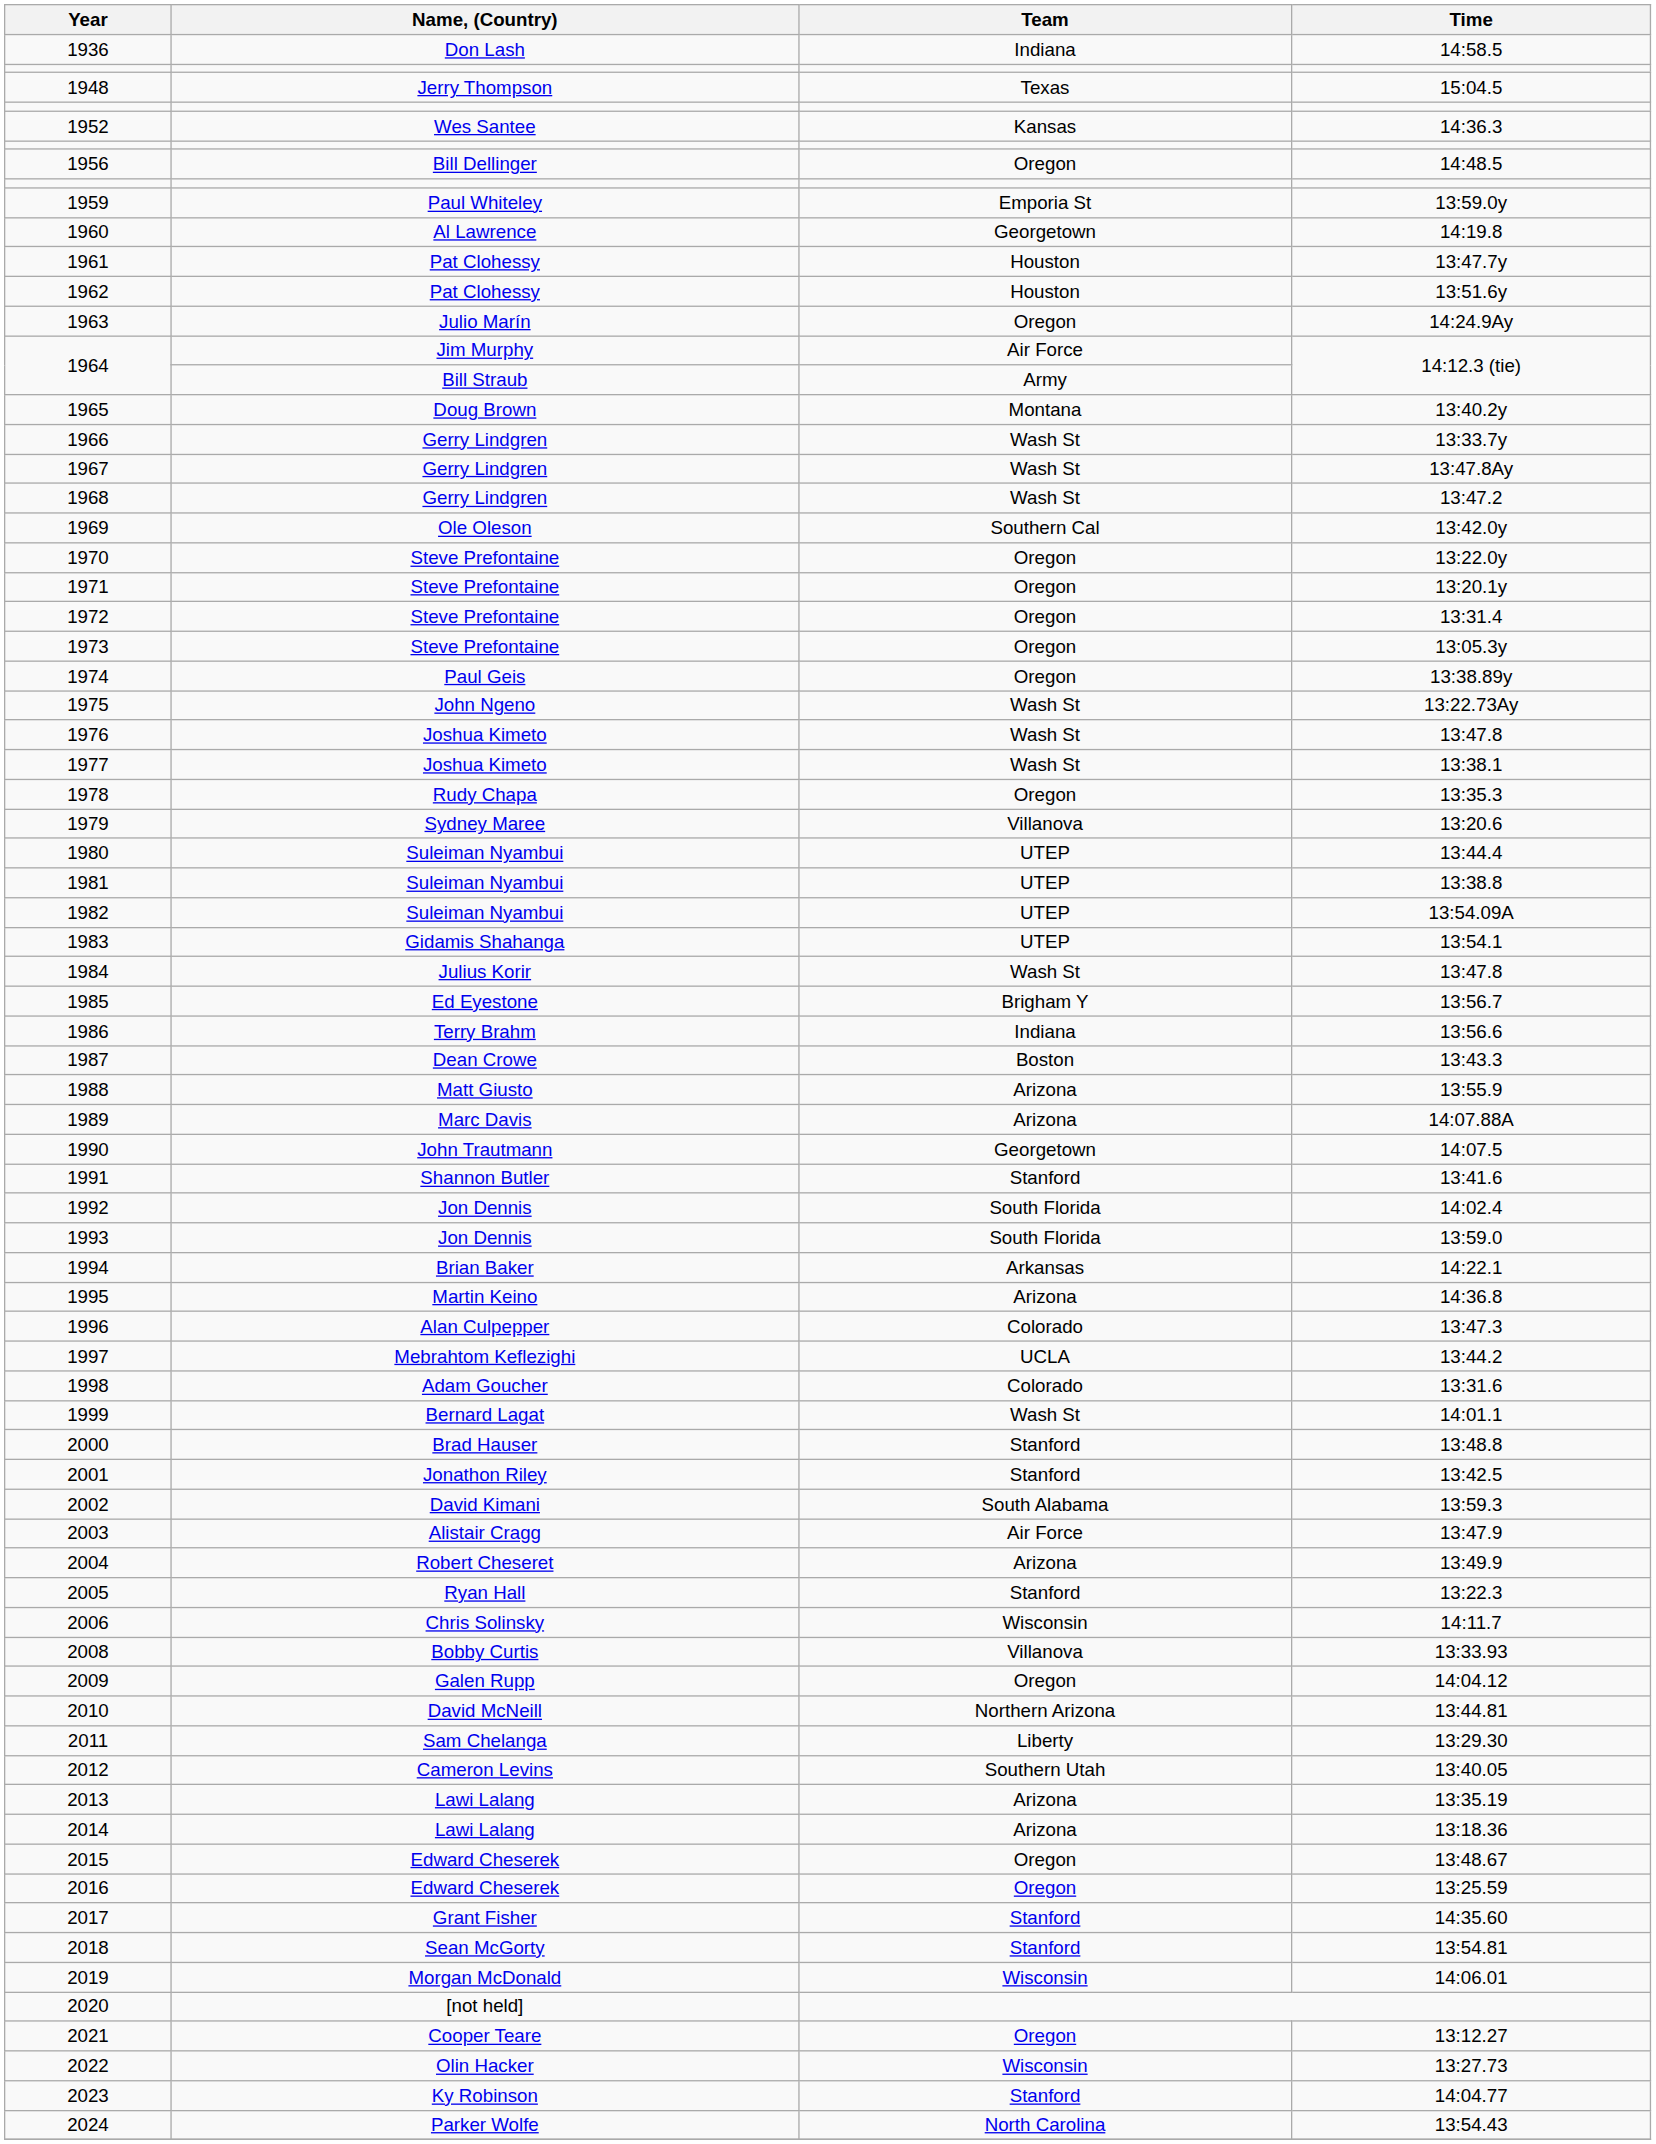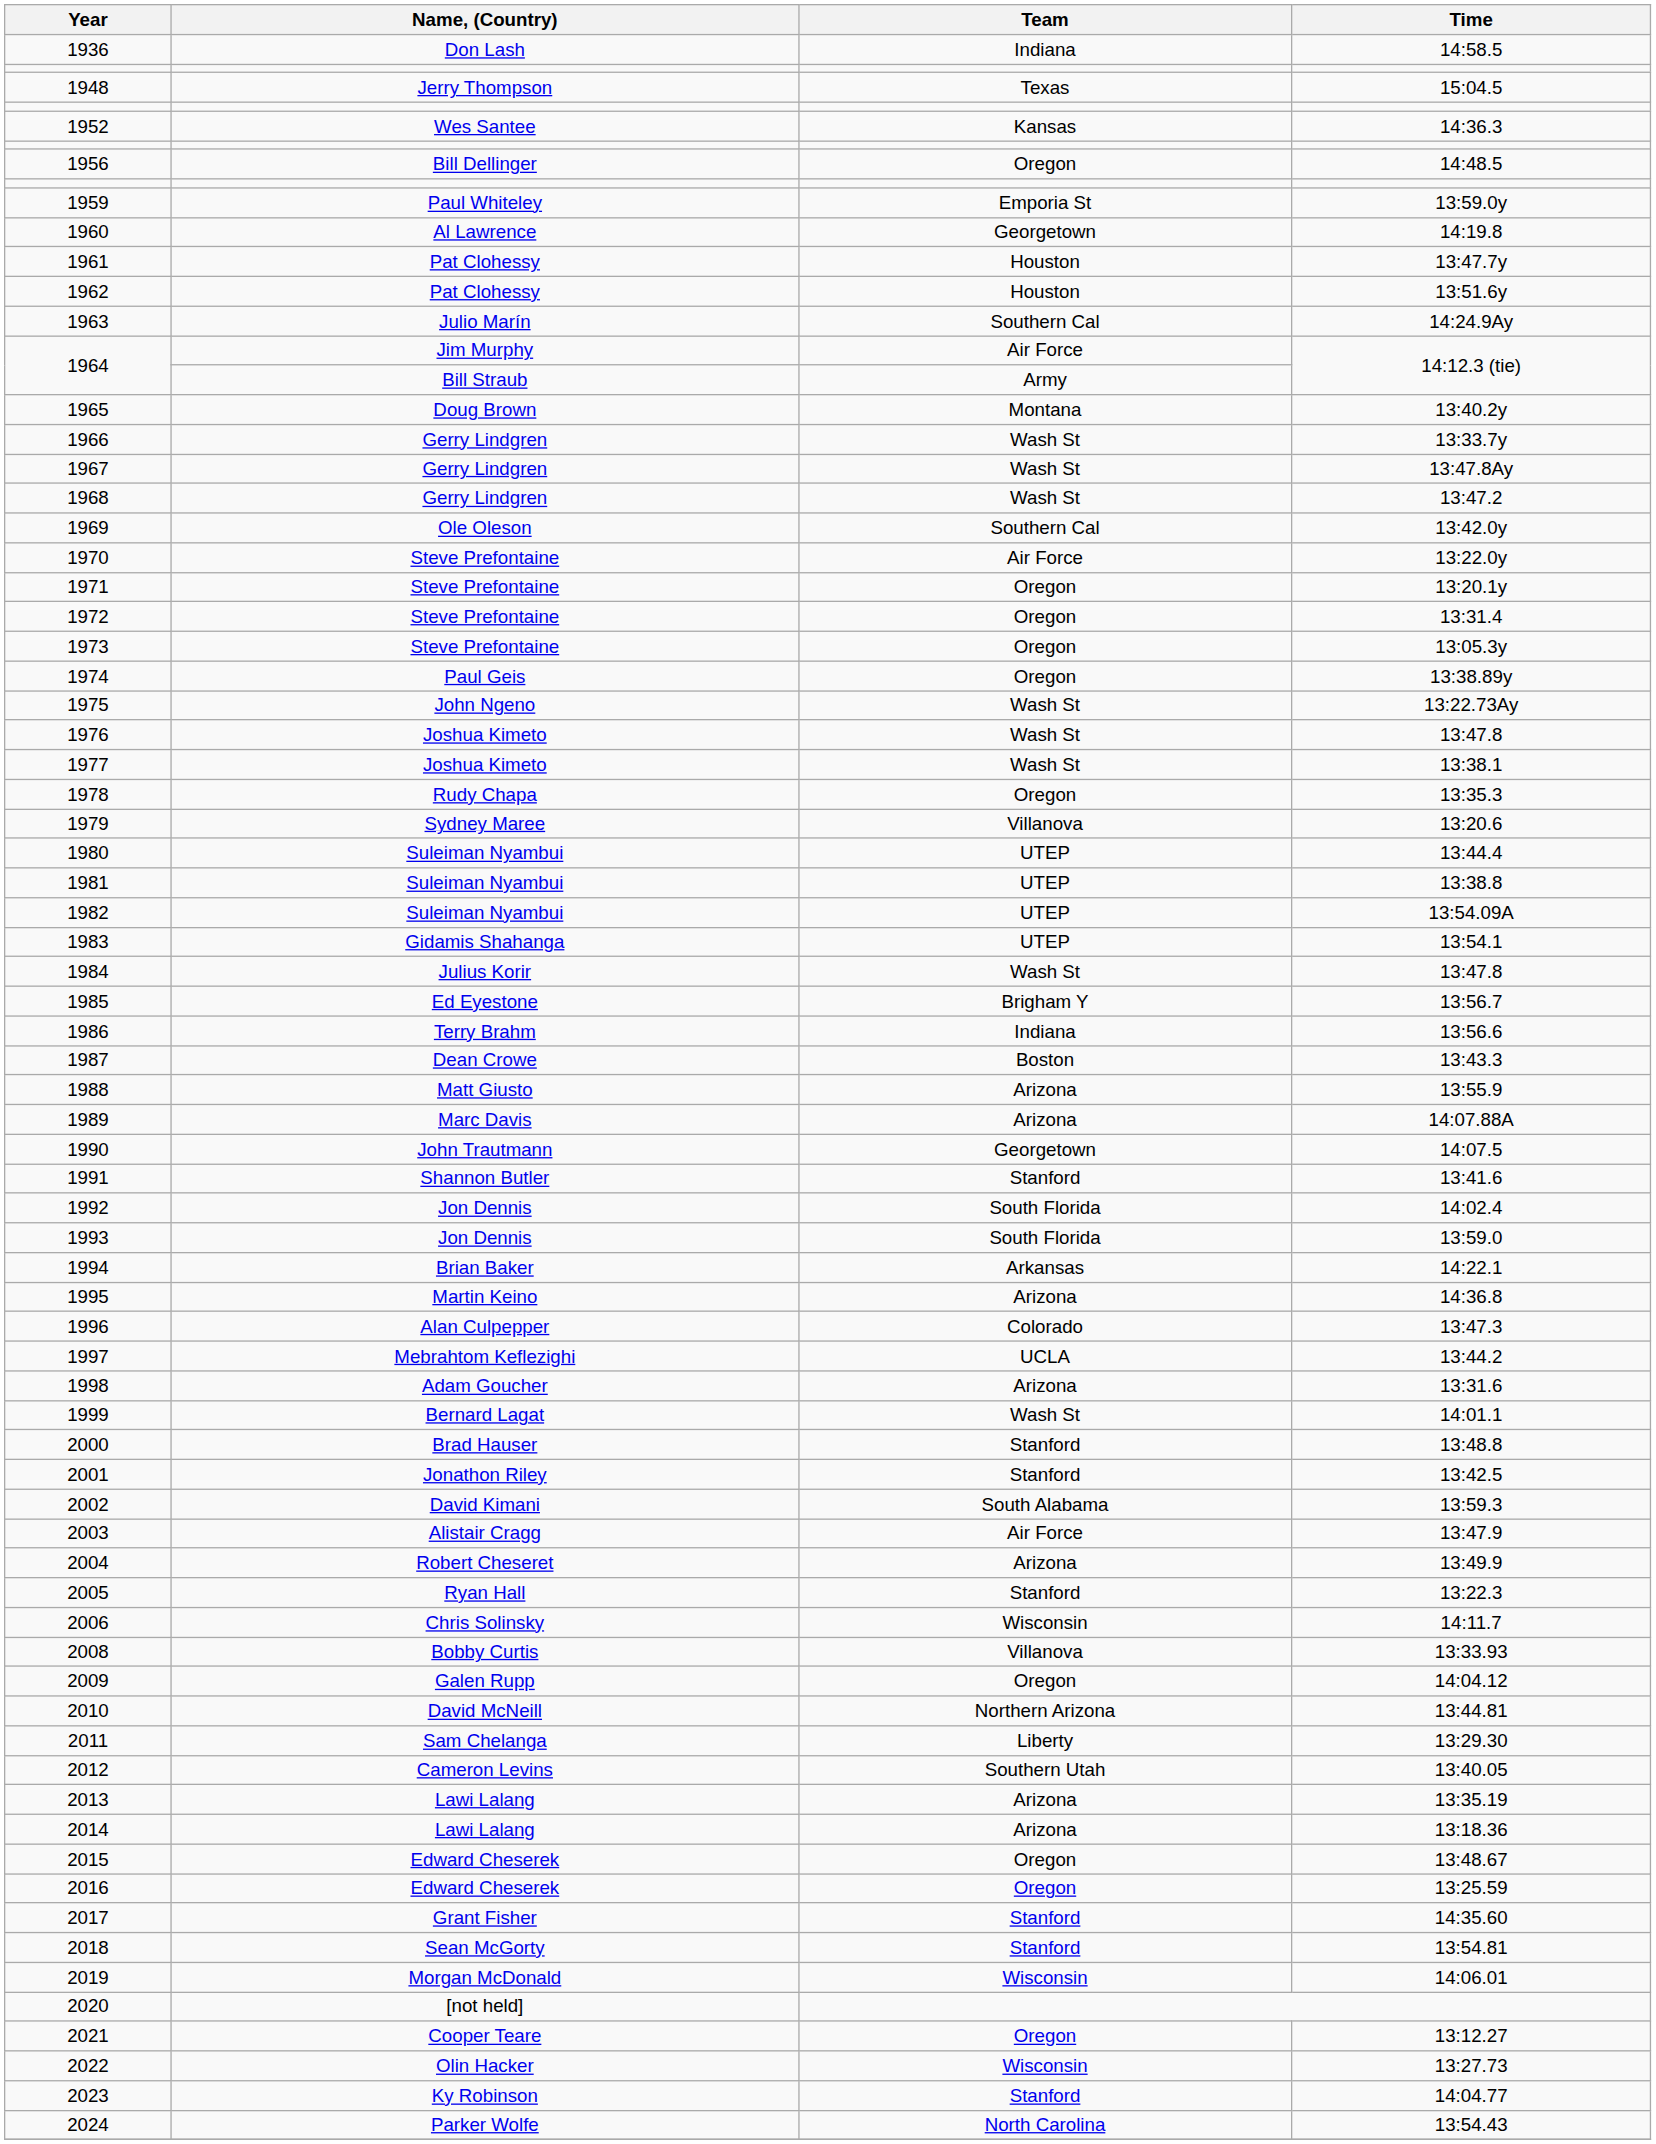(1045, 321) Oregon -> (1045, 321) Southern Cal
(1045, 558) Oregon -> (1045, 558) Air Force
(1045, 1386) Colorado -> (1045, 1386) Arizona
